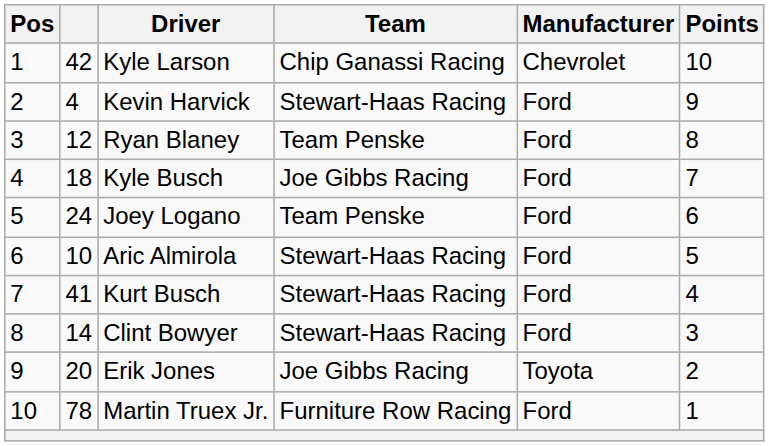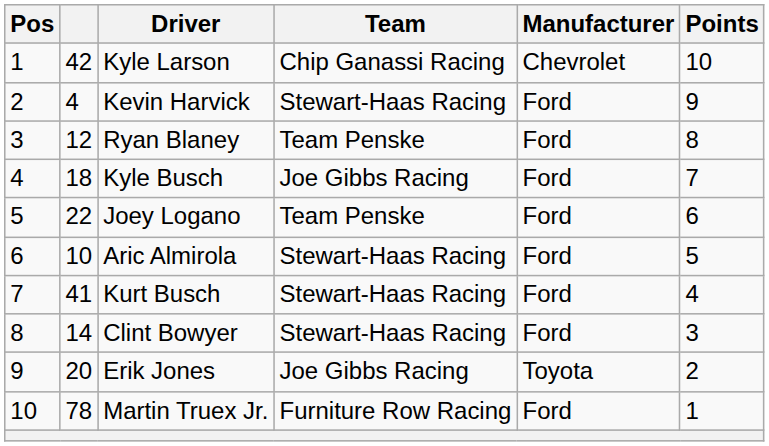(79, 216) 24 -> (79, 216) 22
